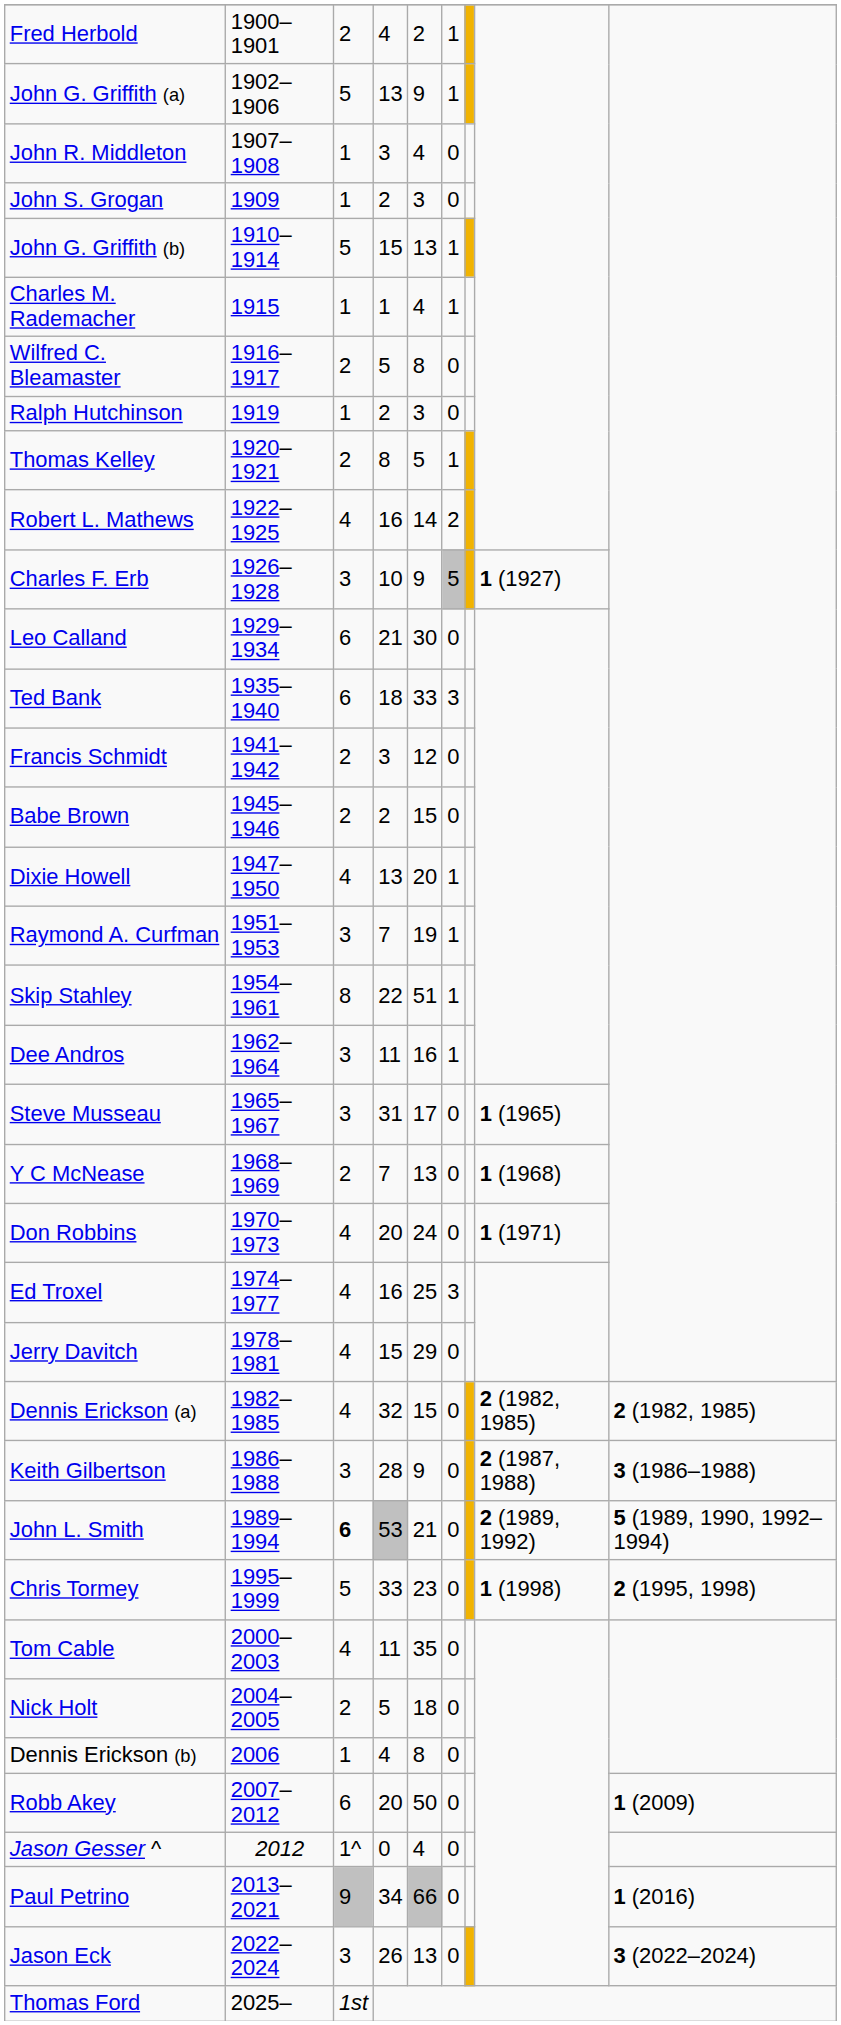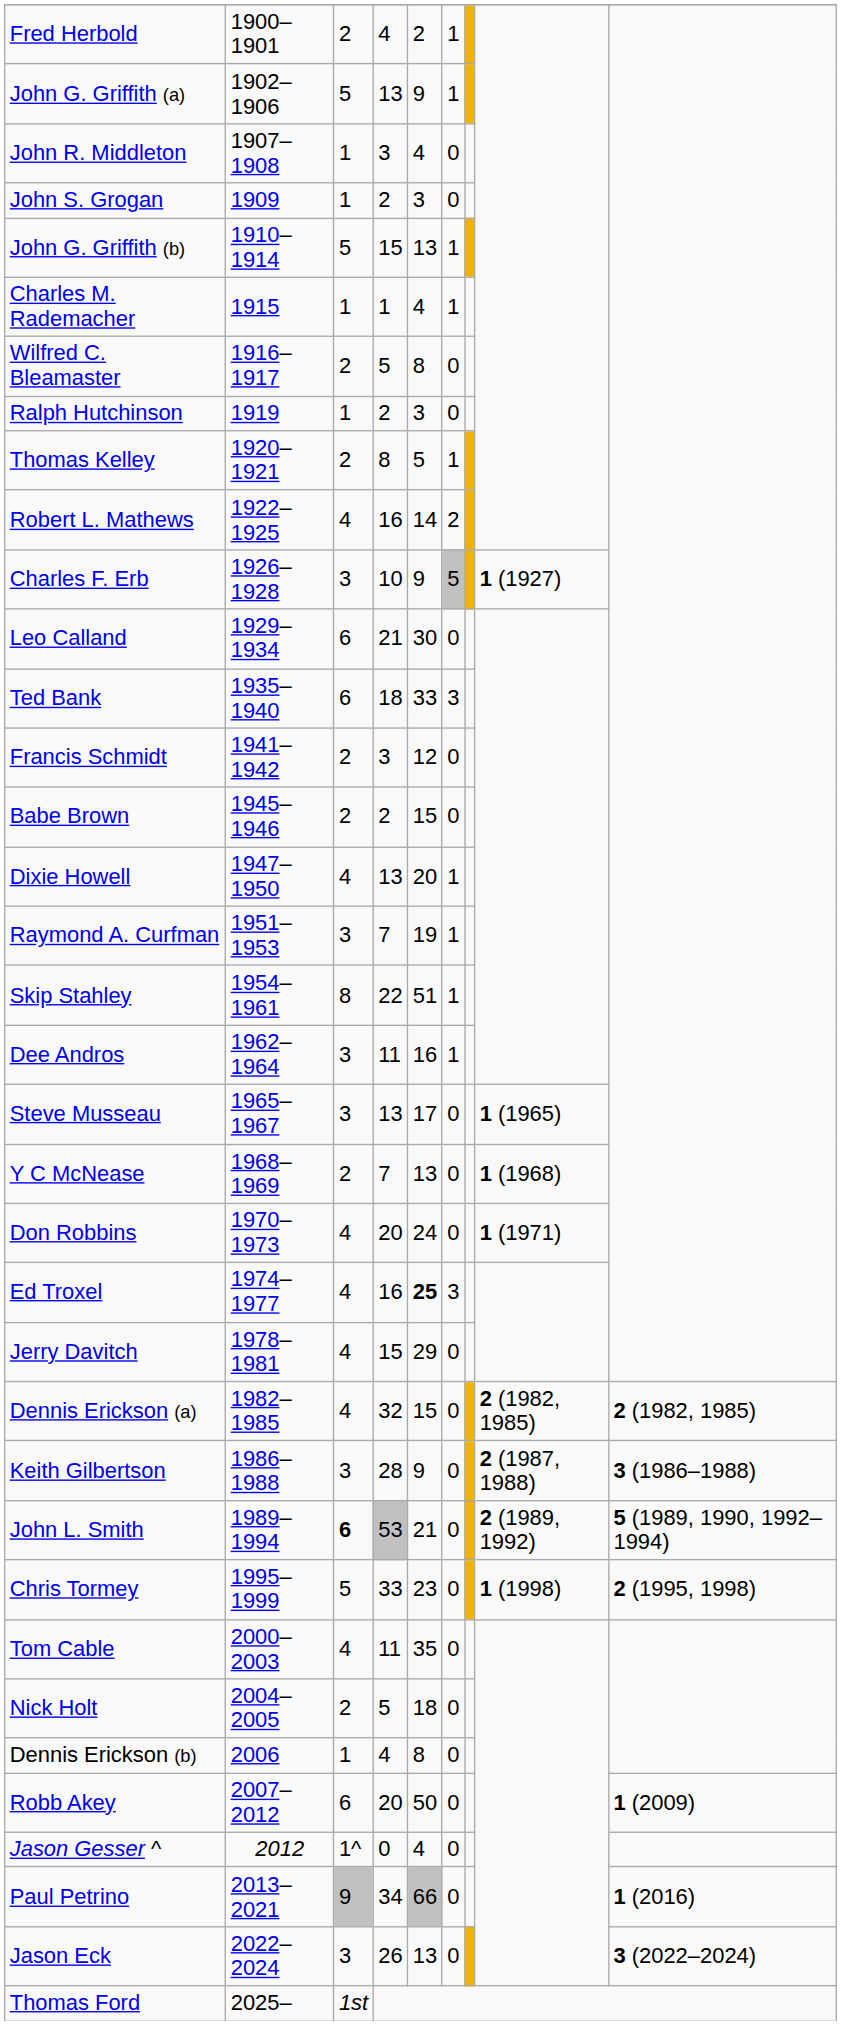(390, 1113) 31 -> (390, 1113) 13
(425, 1292) normal -> (425, 1292) bold
